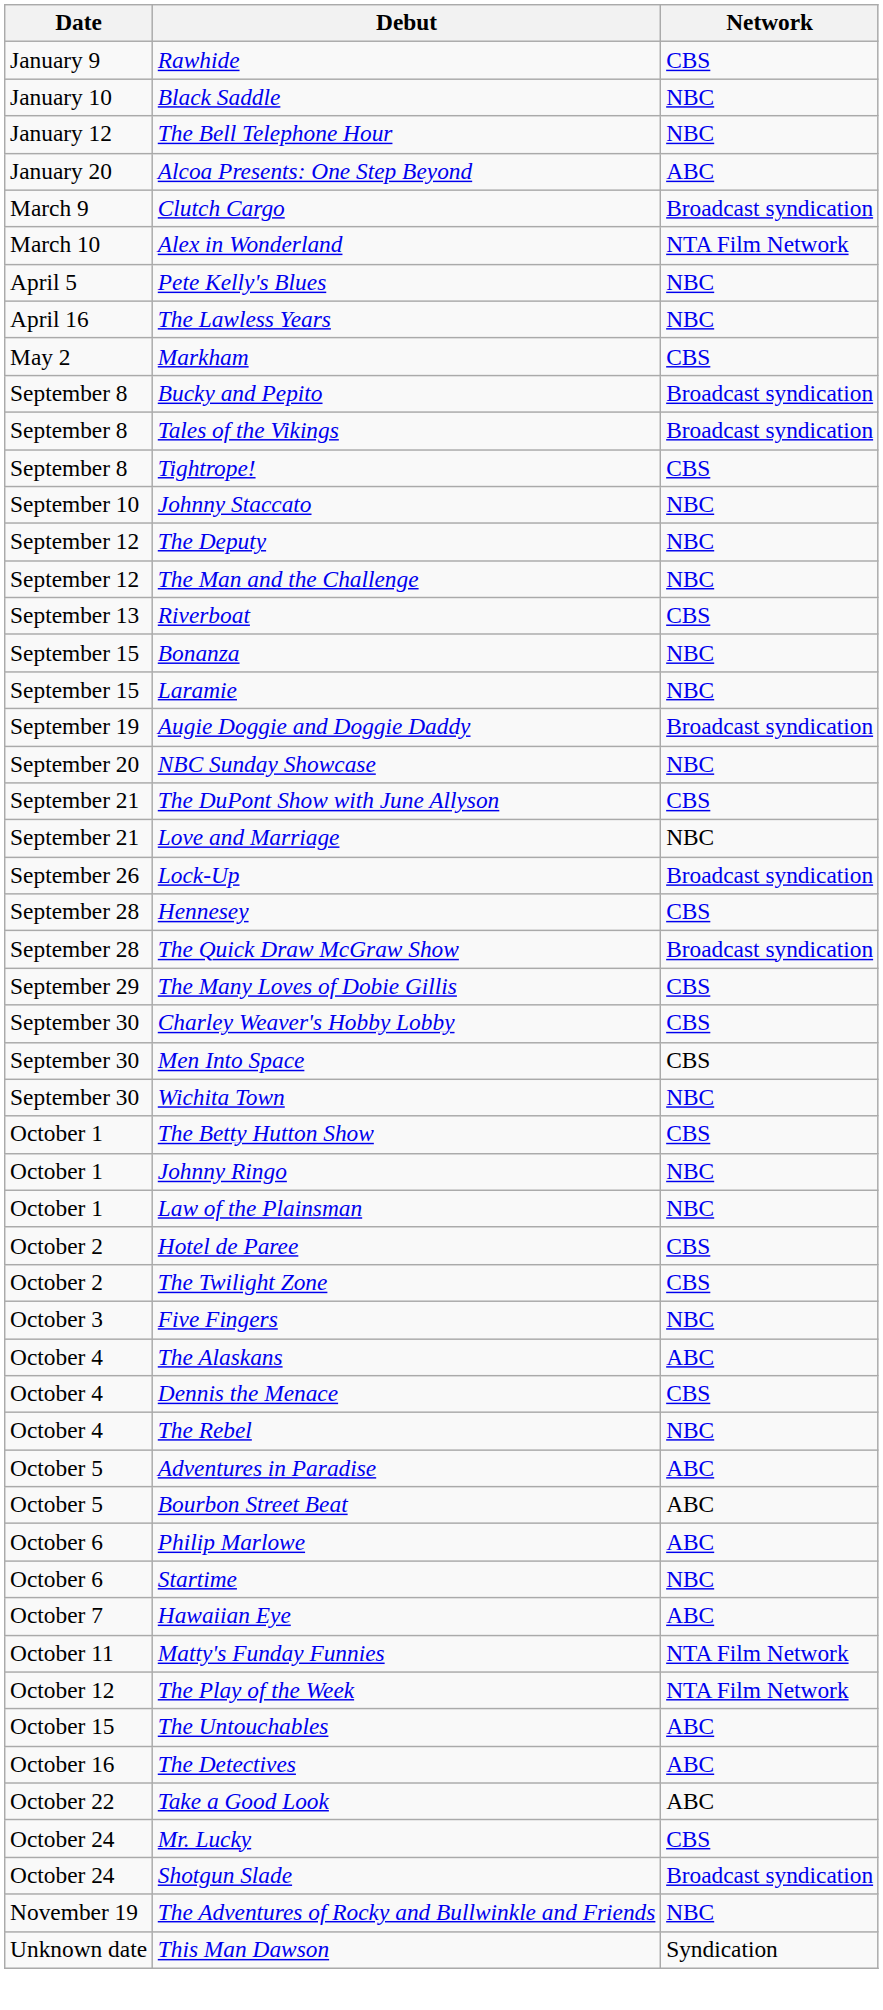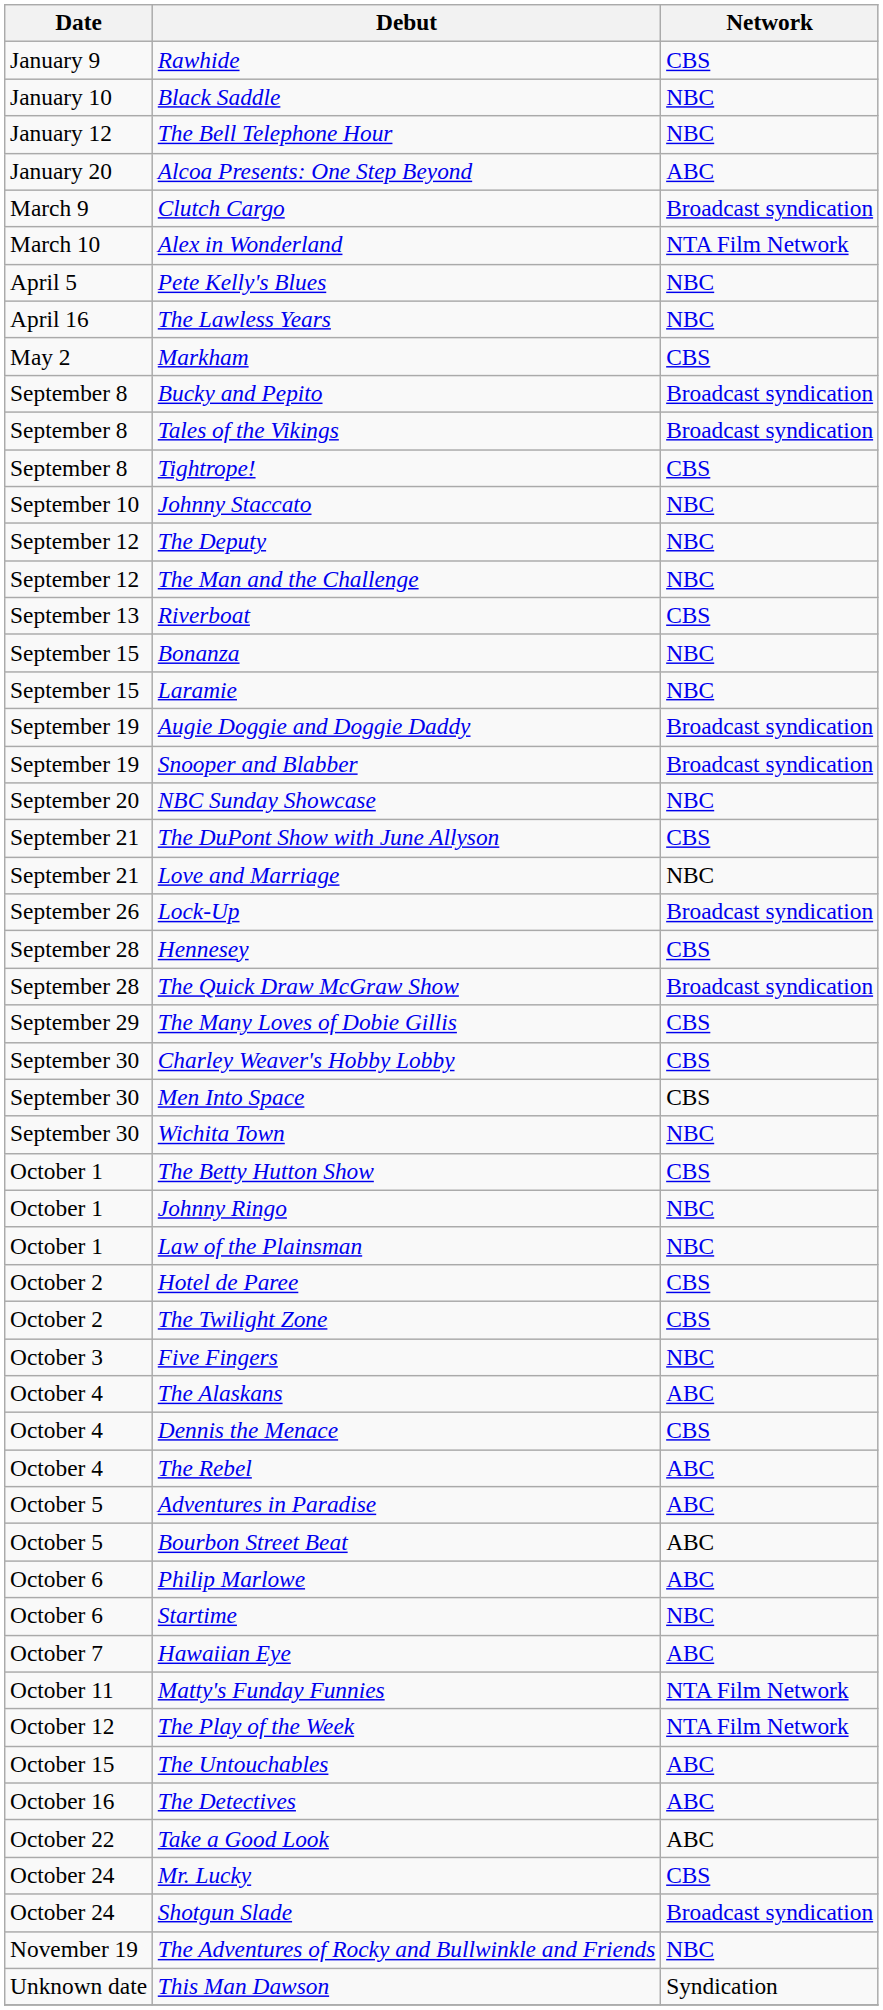+ row: (258, 763)
(690, 1430) NBC -> (690, 1467) ABC
